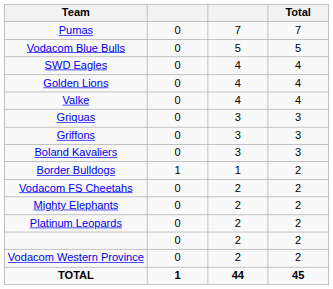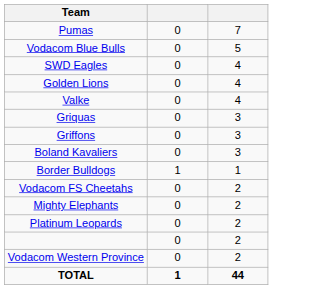- column: (298, 13)
